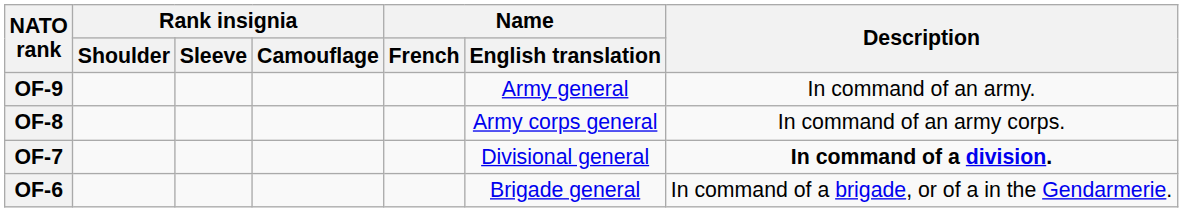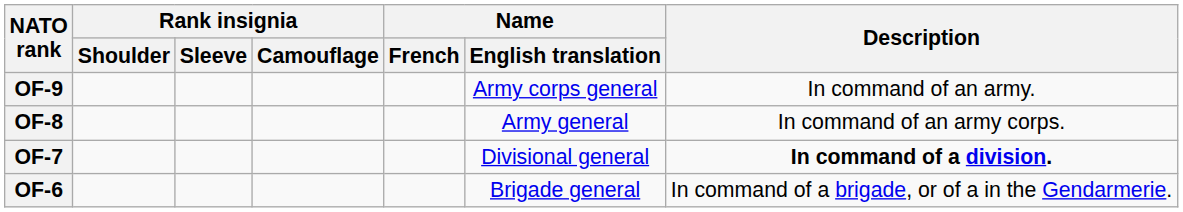(565, 88) Army general -> (565, 88) Army corps general
(565, 122) Army corps general -> (565, 122) Army general
